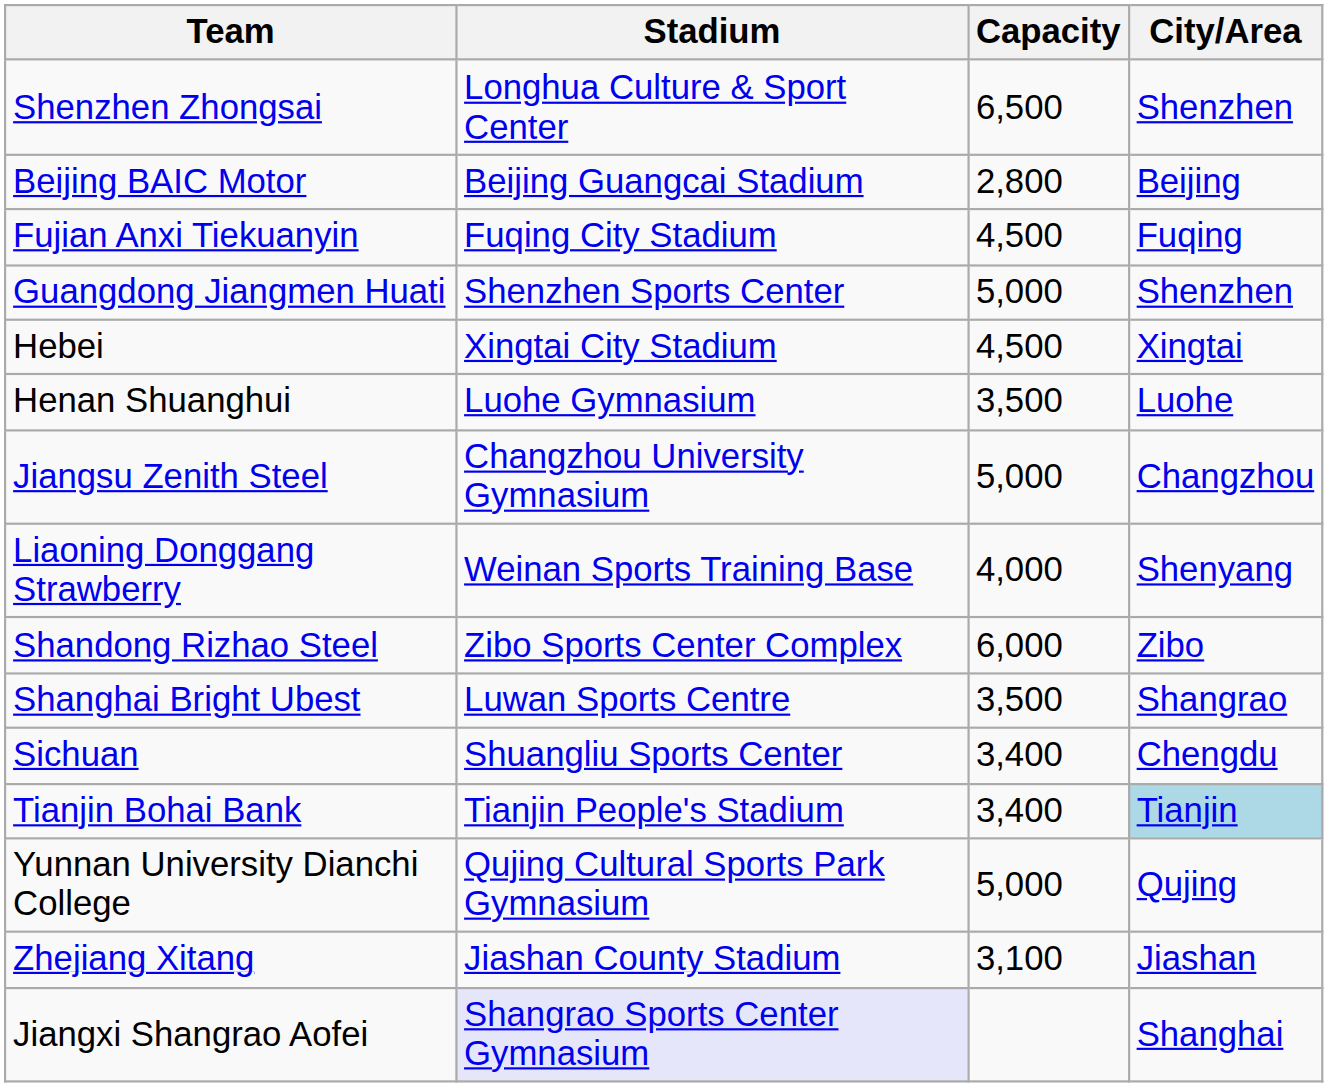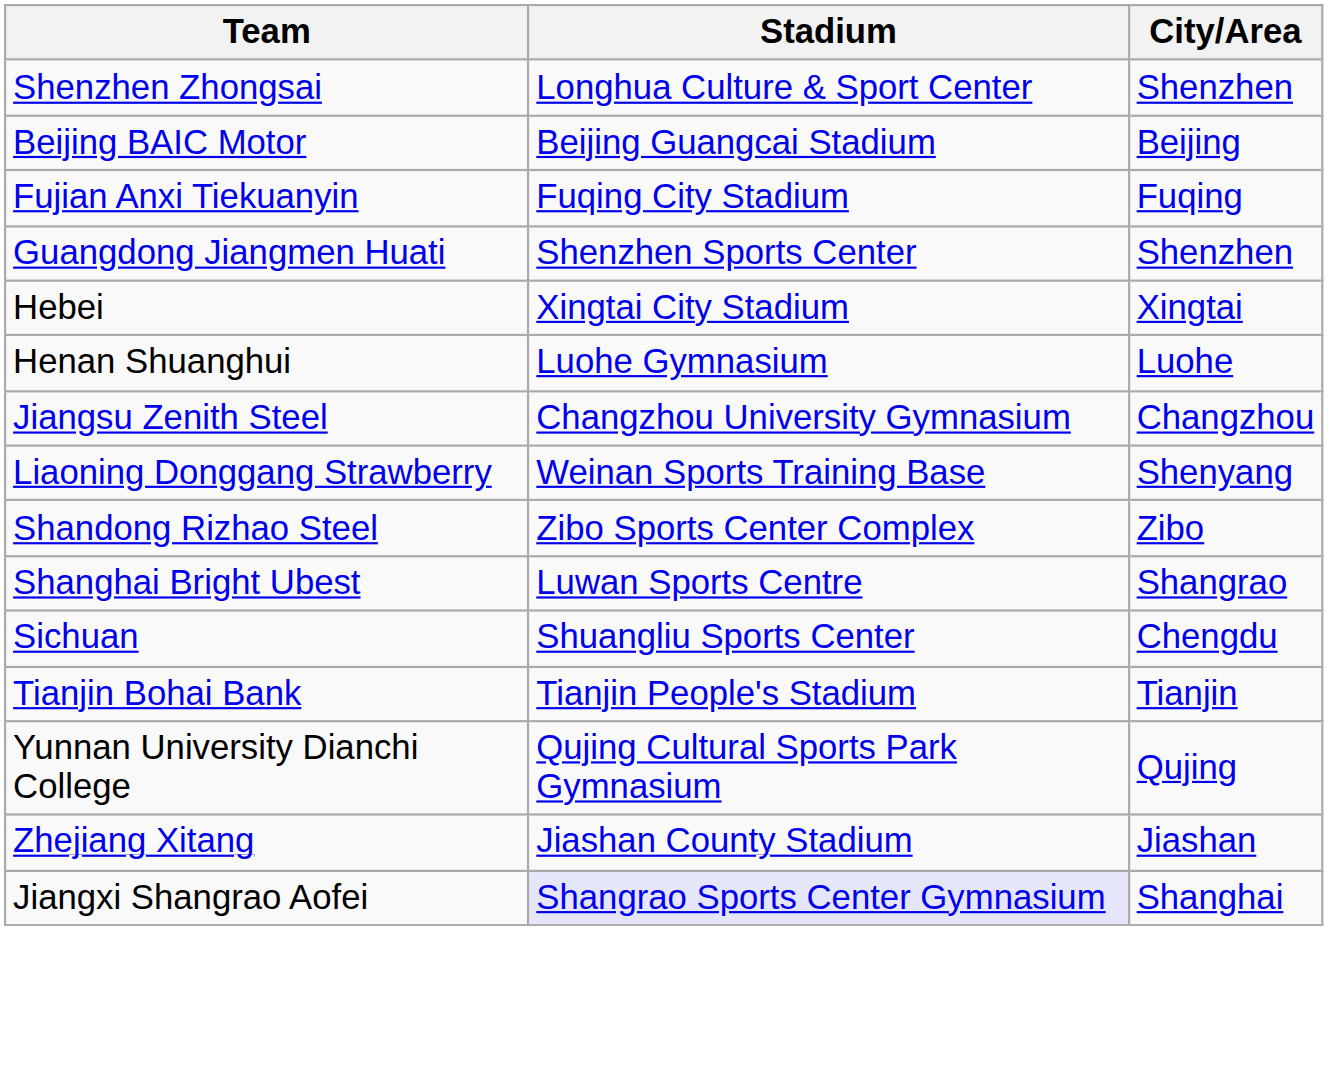- column: (1048, 32)
(1187, 809) lightblue background -> (1187, 692) no background
